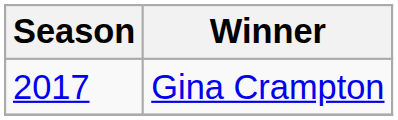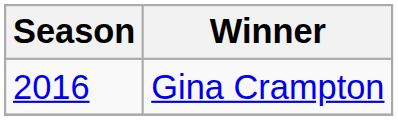(51, 86) 2017 -> (51, 86) 2016
